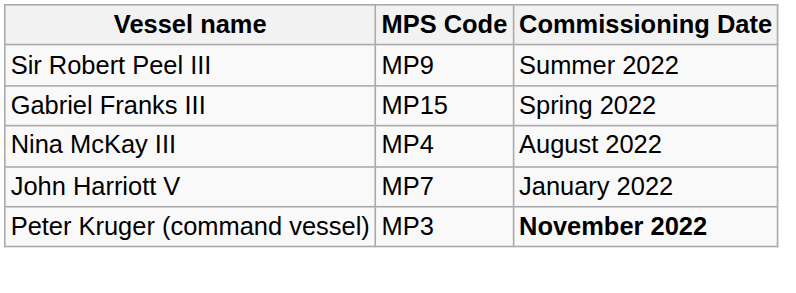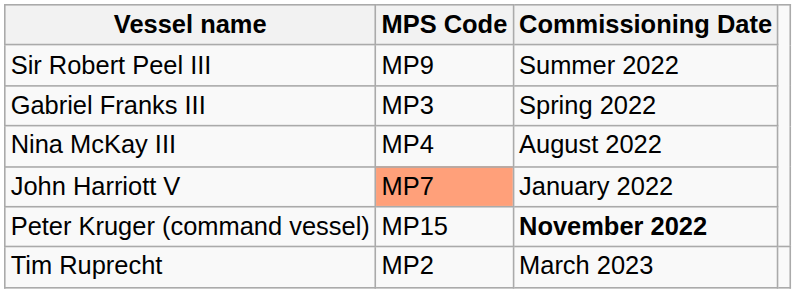(415, 105) MP15 -> (408, 105) MP3
(408, 186) no background -> (408, 186) lightsalmon background
(408, 226) MP3 -> (415, 226) MP15
+ row: (87, 266)
